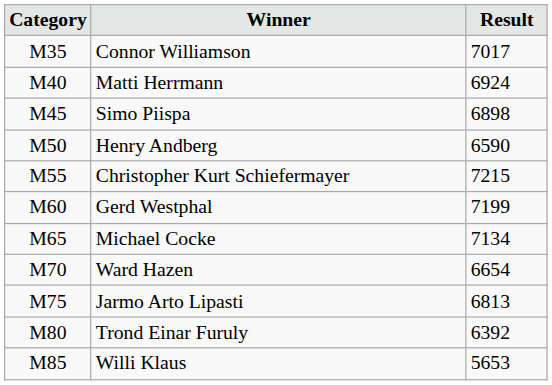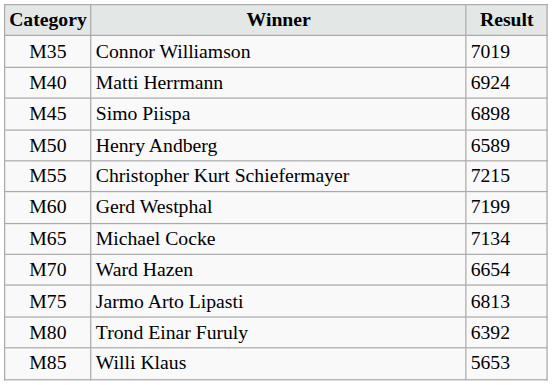(490, 51) 7017 -> (490, 51) 7019
(490, 144) 6590 -> (490, 144) 6589
